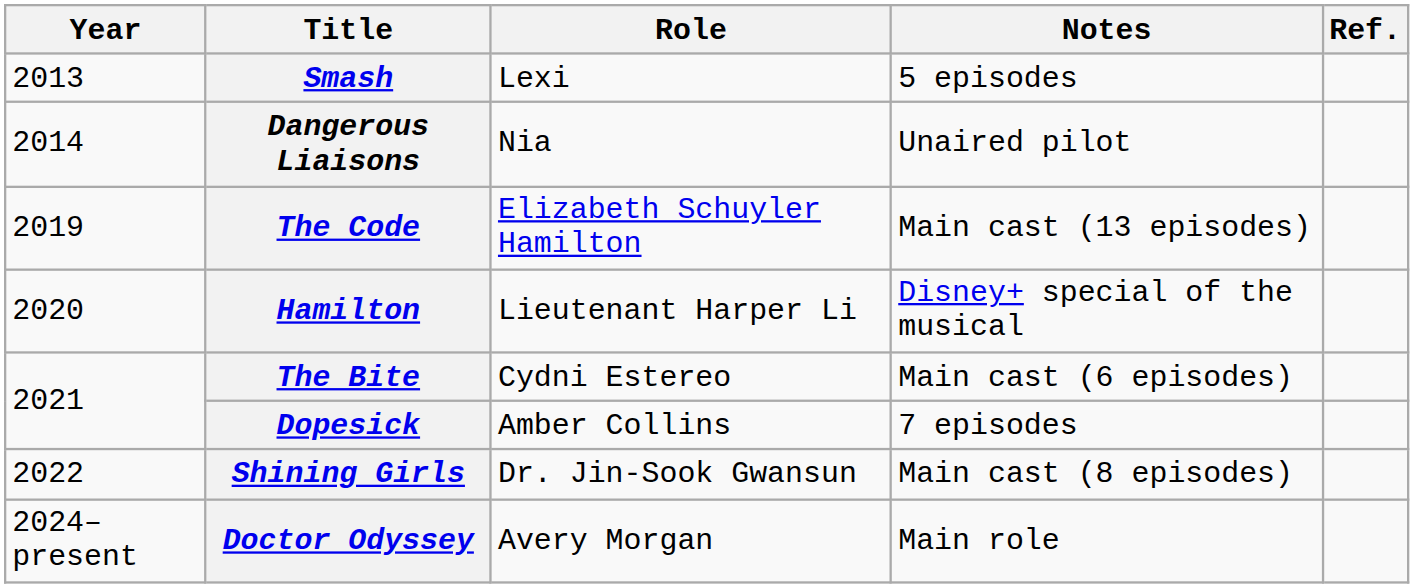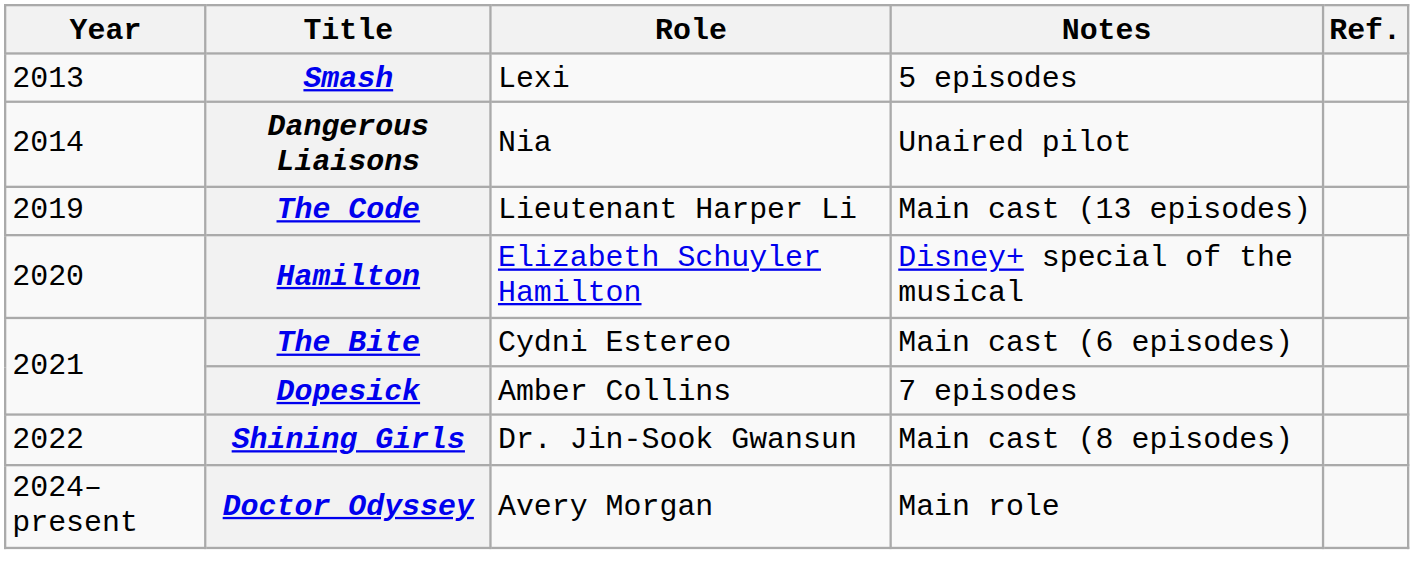(659, 227) Elizabeth Schuyler Hamilton -> (677, 210) Lieutenant Harper Li
(677, 311) Lieutenant Harper Li -> (659, 276) Elizabeth Schuyler Hamilton
